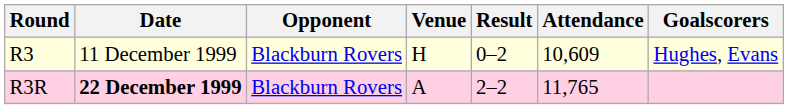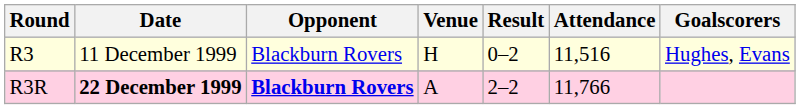(571, 53) 10,609 -> (582, 53) 11,516
(327, 86) normal -> (332, 86) bold
(570, 86) 11,765 -> (582, 86) 11,766
